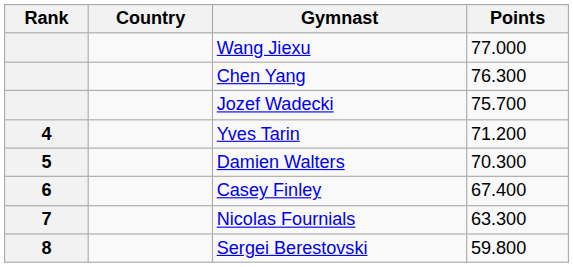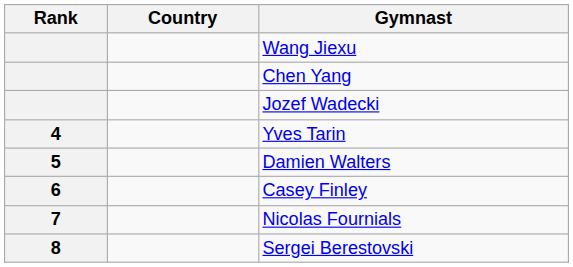- column: (518, 18)
